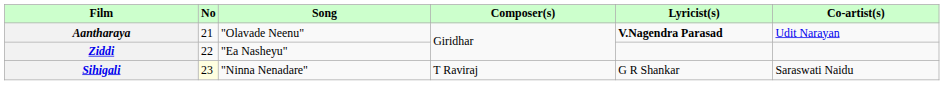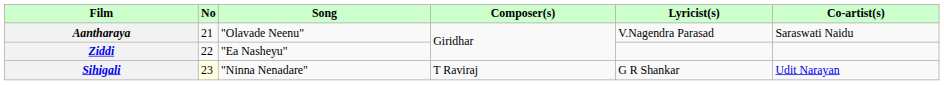(670, 32) bold -> (666, 32) normal
(808, 32) Udit Narayan -> (814, 32) Saraswati Naidu
(814, 70) Saraswati Naidu -> (808, 70) Udit Narayan
